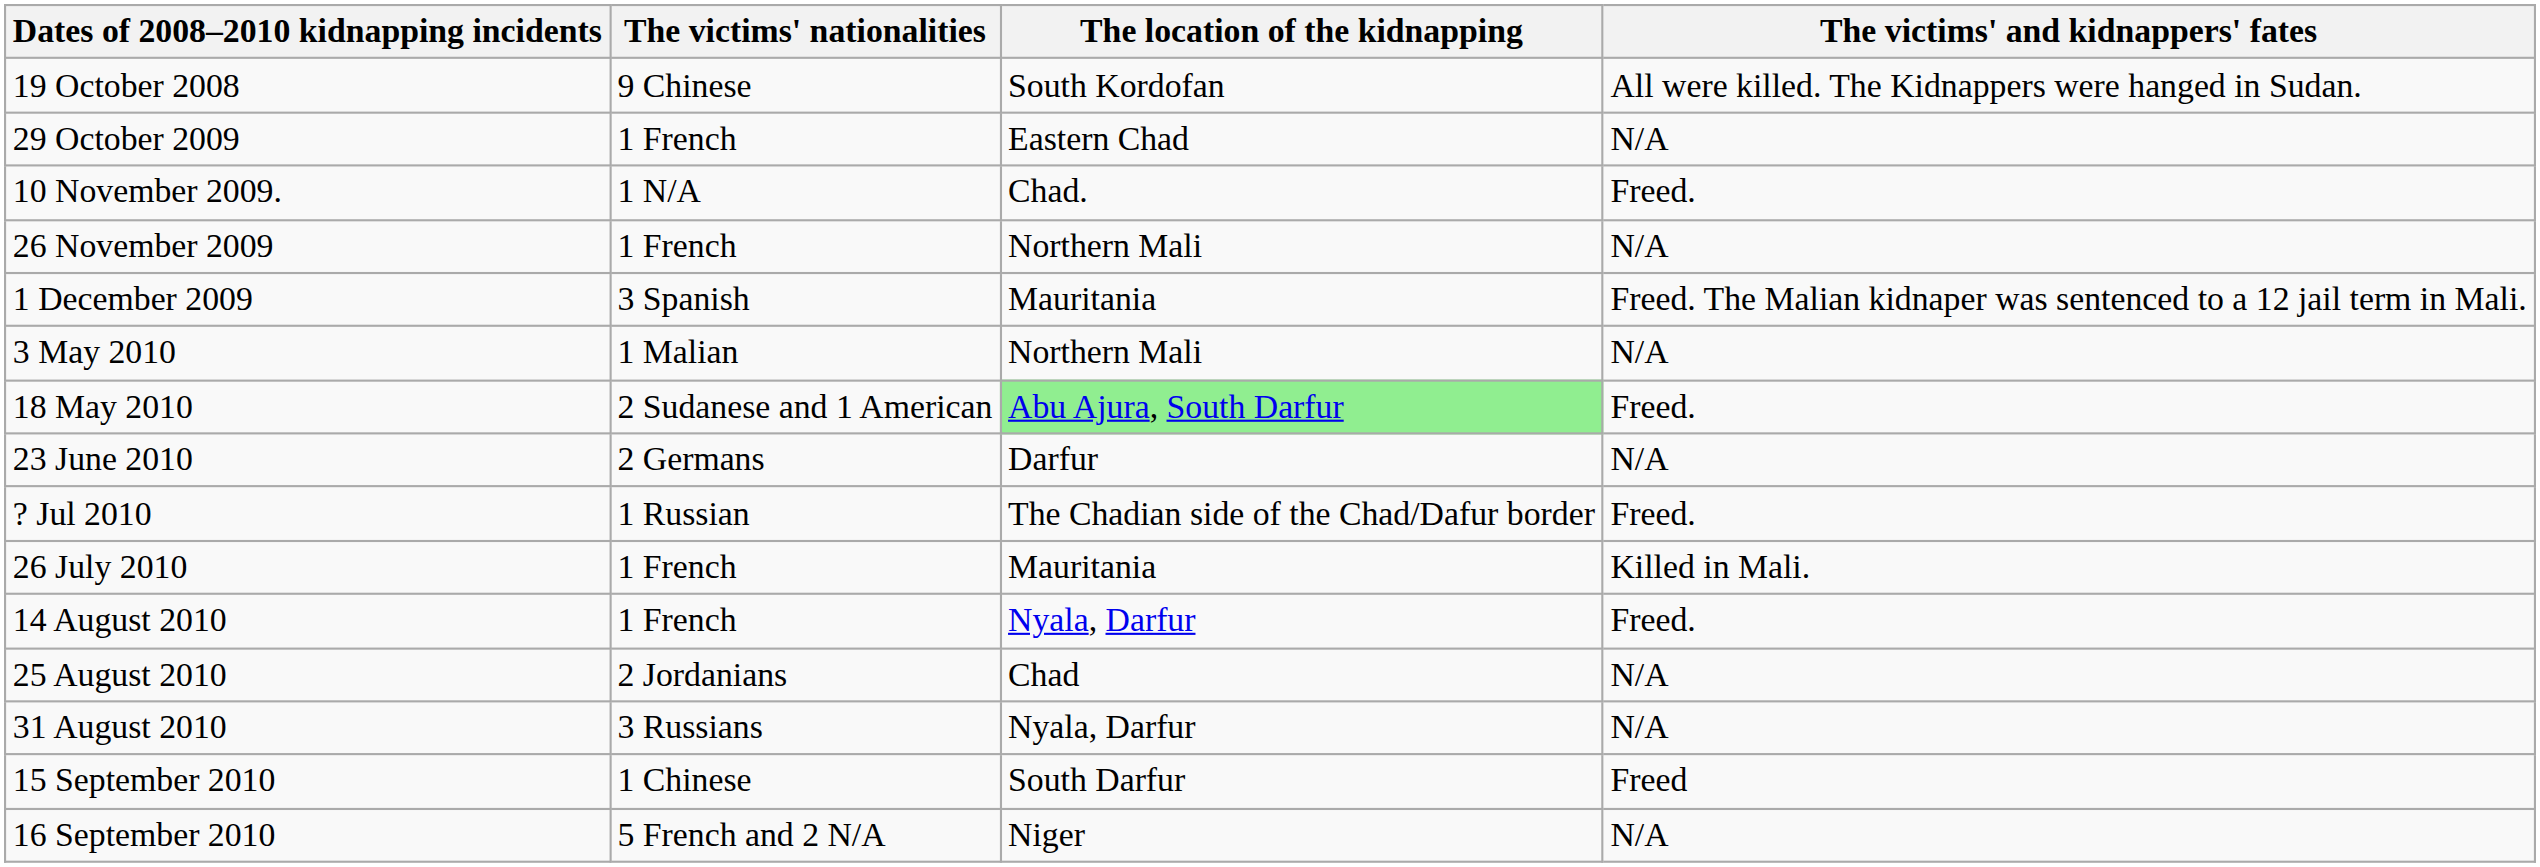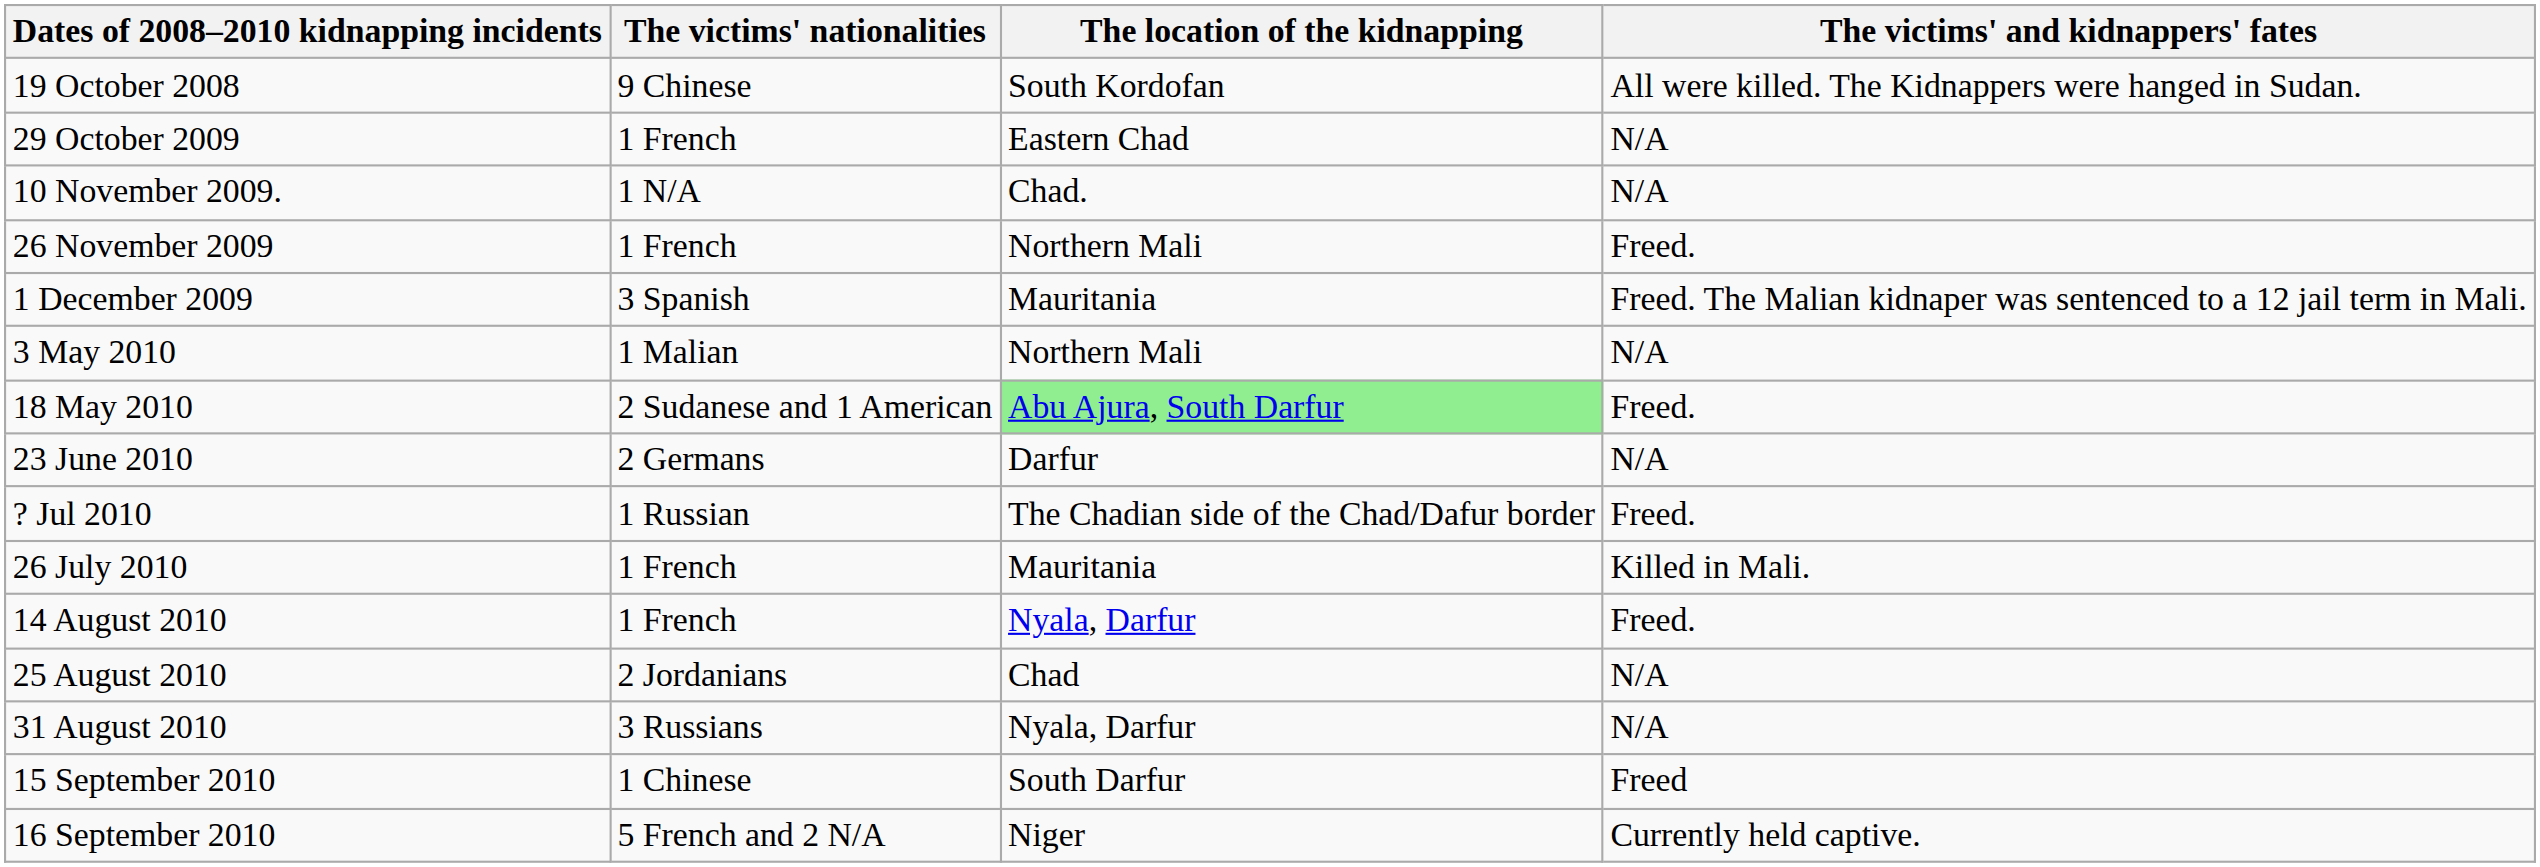(1653, 191) Freed. -> (1640, 191) N/A
(1640, 245) N/A -> (1653, 245) Freed.
(1640, 834) N/A -> (1766, 834) Currently held captive.
